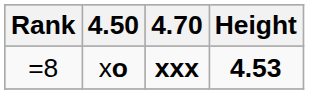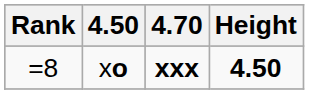(256, 67) 4.53 -> (256, 67) 4.50
